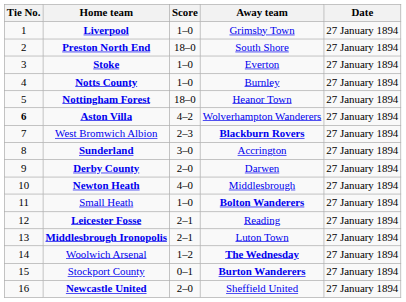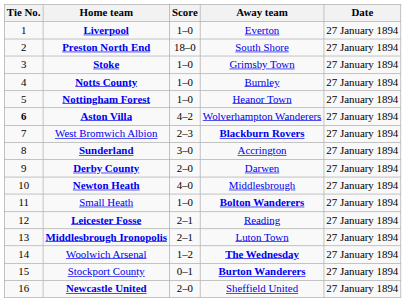(262, 30) Grimsby Town -> (262, 30) Everton
(262, 64) Everton -> (262, 64) Grimsby Town
(185, 99) 18–0 -> (185, 99) 1–0
